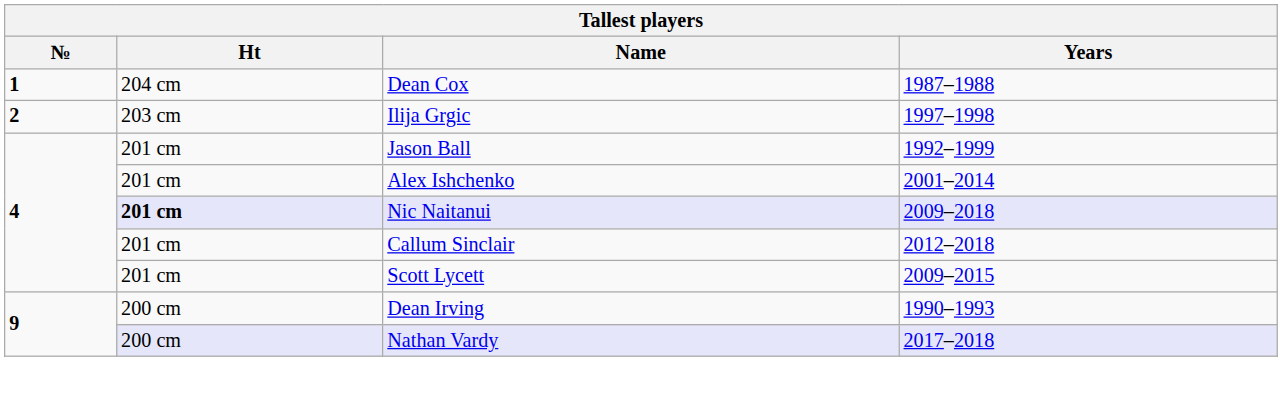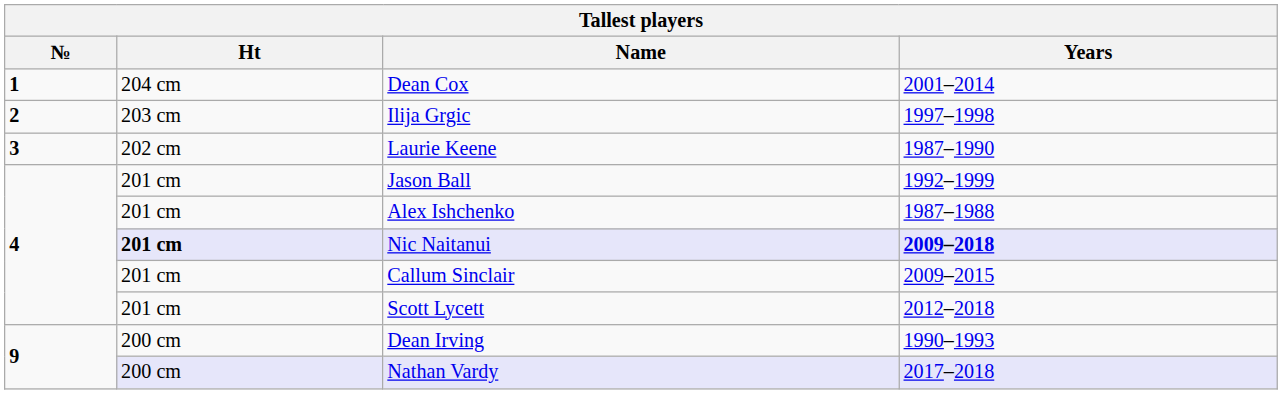(949, 84) 1987–1988 -> (949, 84) 2001–2014
+ row: (442, 148)
(949, 180) 2001–2014 -> (949, 212) 1987–1988
(949, 212) normal -> (949, 244) bold
(949, 244) 2012–2018 -> (949, 276) 2009–2015
(949, 276) 2009–2015 -> (949, 308) 2012–2018
